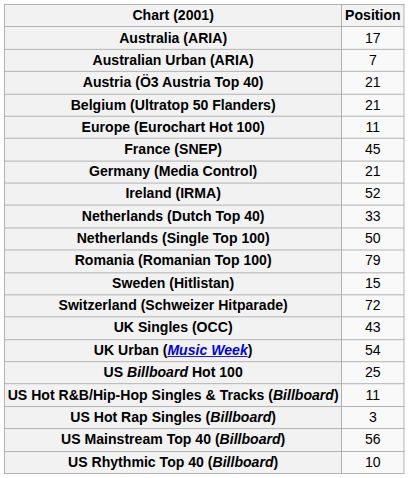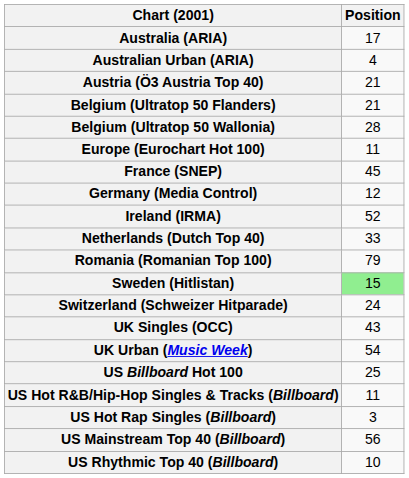(373, 60) 7 -> (373, 60) 4
+ row: (173, 127)
(373, 171) 21 -> (373, 194) 12
- row: (173, 238)
(373, 283) no background -> (373, 283) lightgreen background
(373, 305) 72 -> (373, 305) 24
